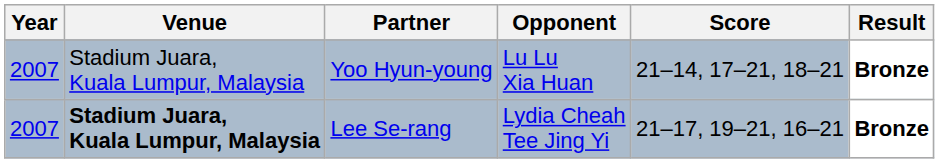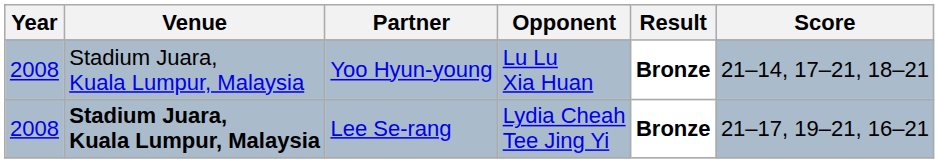columns swapped: (740, 23) <-> (892, 23)
(34, 70) 2007 -> (34, 70) 2008
(34, 129) 2007 -> (34, 129) 2008
